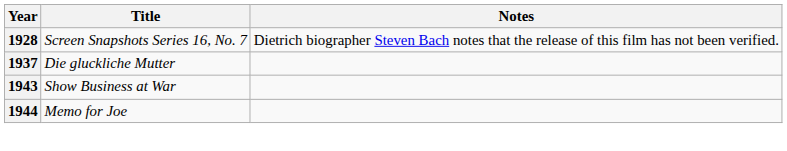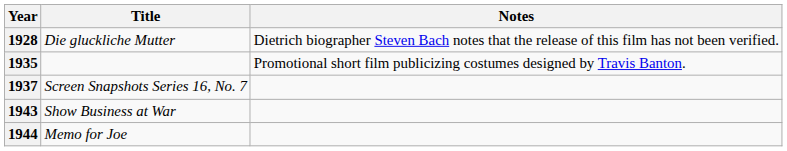(146, 39) Screen Snapshots Series 16, No. 7 -> (110, 39) Die gluckliche Mutter
+ row: (23, 63)
(110, 63) Die gluckliche Mutter -> (146, 87) Screen Snapshots Series 16, No. 7
